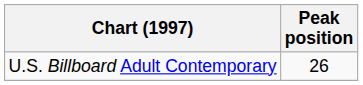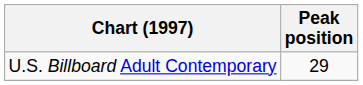(319, 66) 26 -> (319, 66) 29
